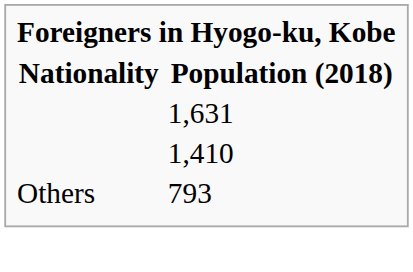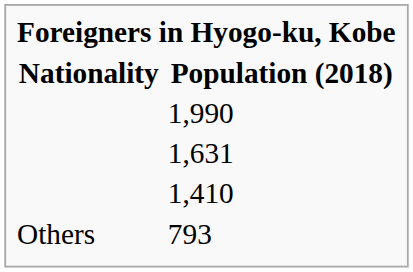+ row: (201, 113)
